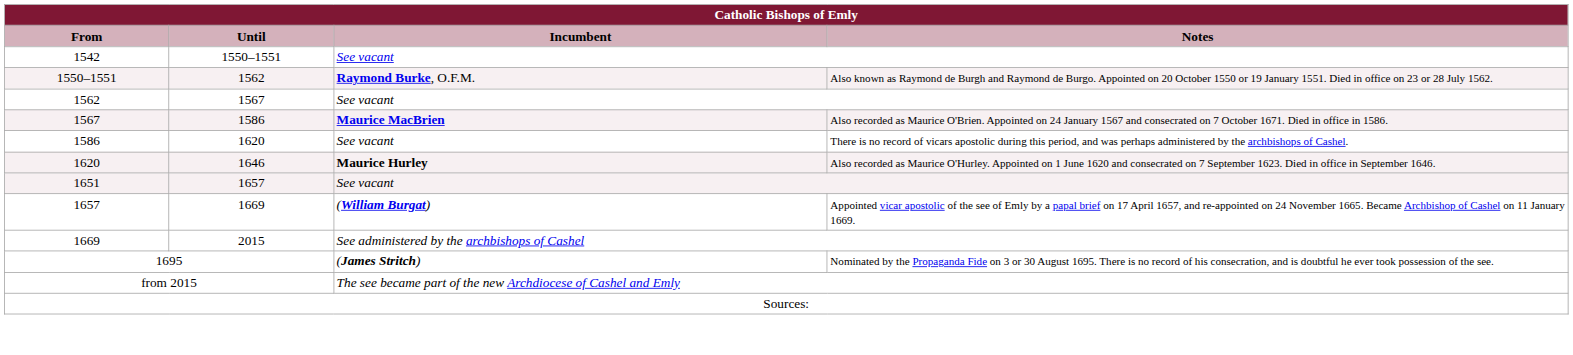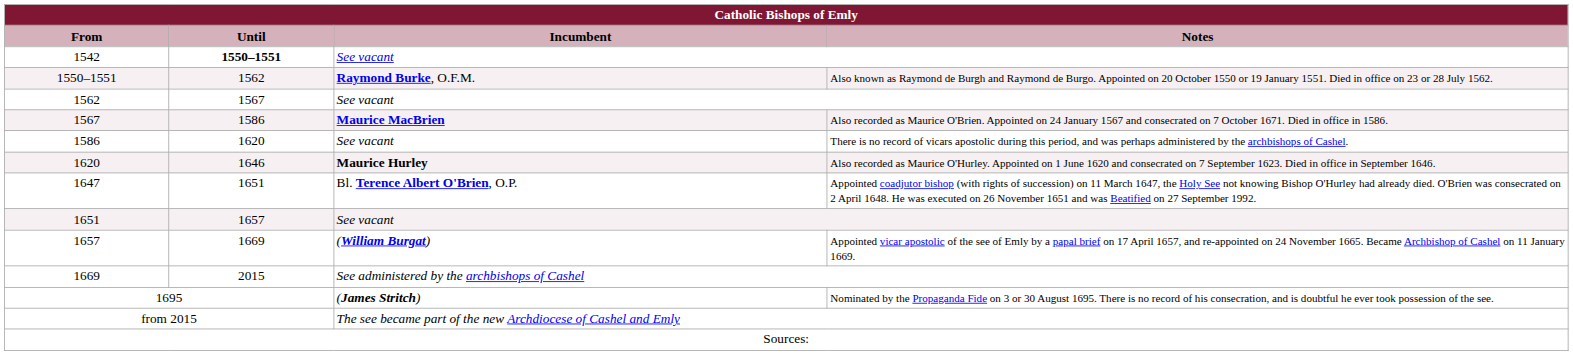(251, 57) normal -> (251, 57) bold
+ row: (87, 183)
